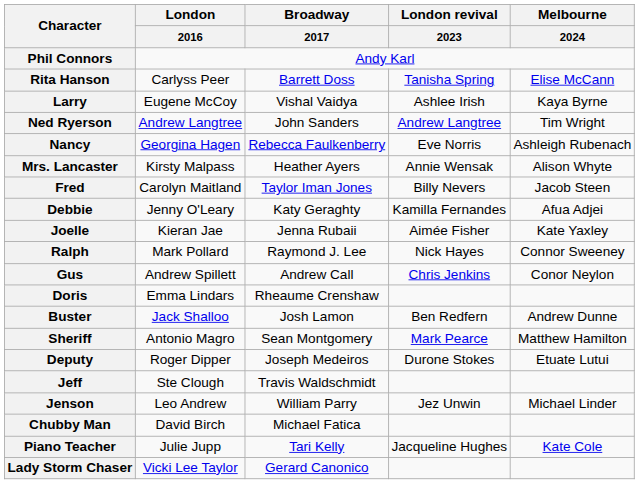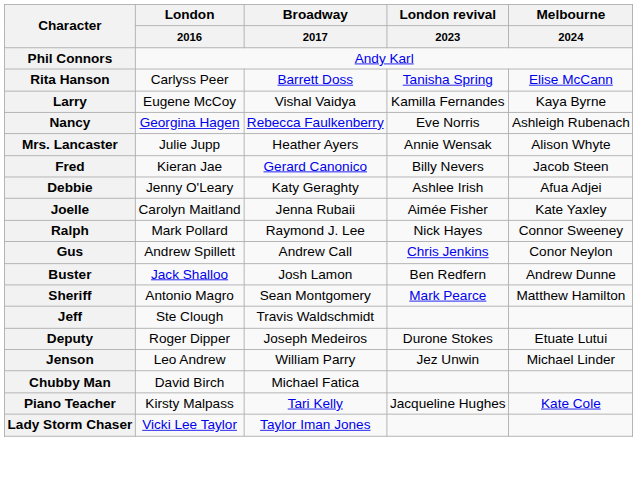(449, 101) Ashlee Irish -> (448, 101) Kamilla Fernandes
- row: (70, 123)
(190, 166) Kirsty Malpass -> (190, 144) Julie Jupp
(190, 187) Carolyn Maitland -> (190, 166) Kieran Jae
(317, 187) Taylor Iman Jones -> (315, 166) Gerard Canonico
(449, 209) Kamilla Fernandes -> (448, 187) Ashlee Irish
(190, 230) Kieran Jae -> (190, 209) Carolyn Maitland
- row: (70, 295)
rows swapped: (70, 360) <-> (70, 381)
(190, 446) Julie Jupp -> (190, 403) Kirsty Malpass
(317, 468) Gerard Canonico -> (315, 425) Taylor Iman Jones
